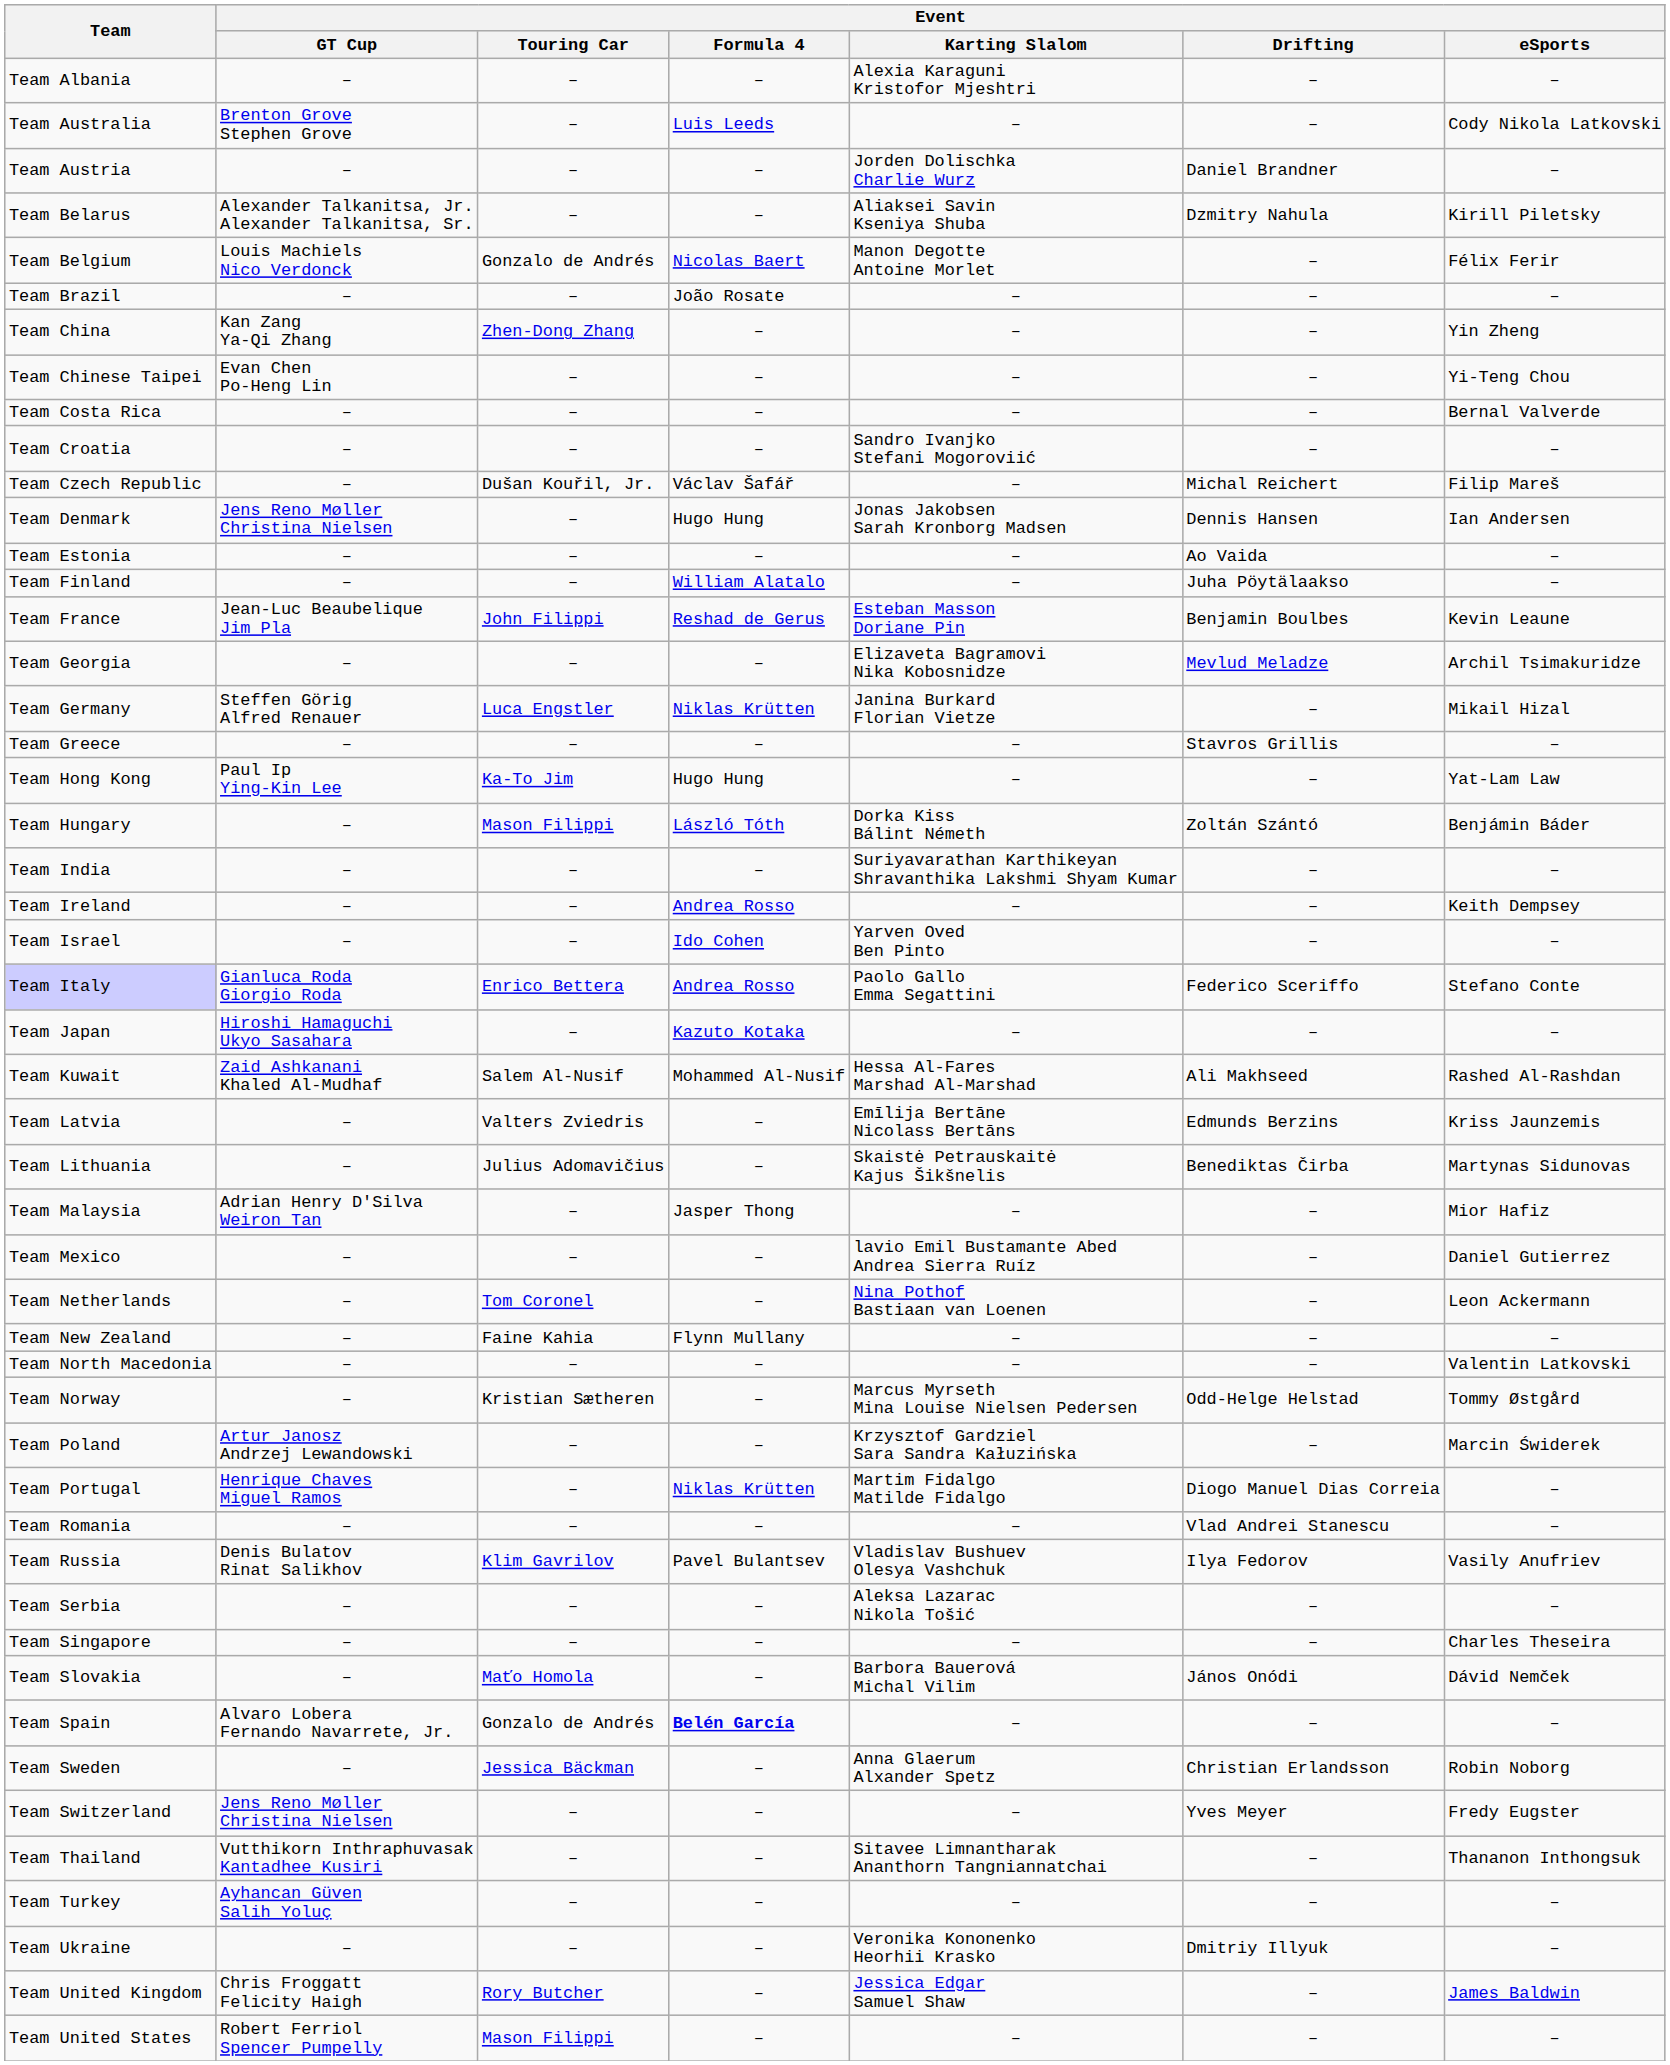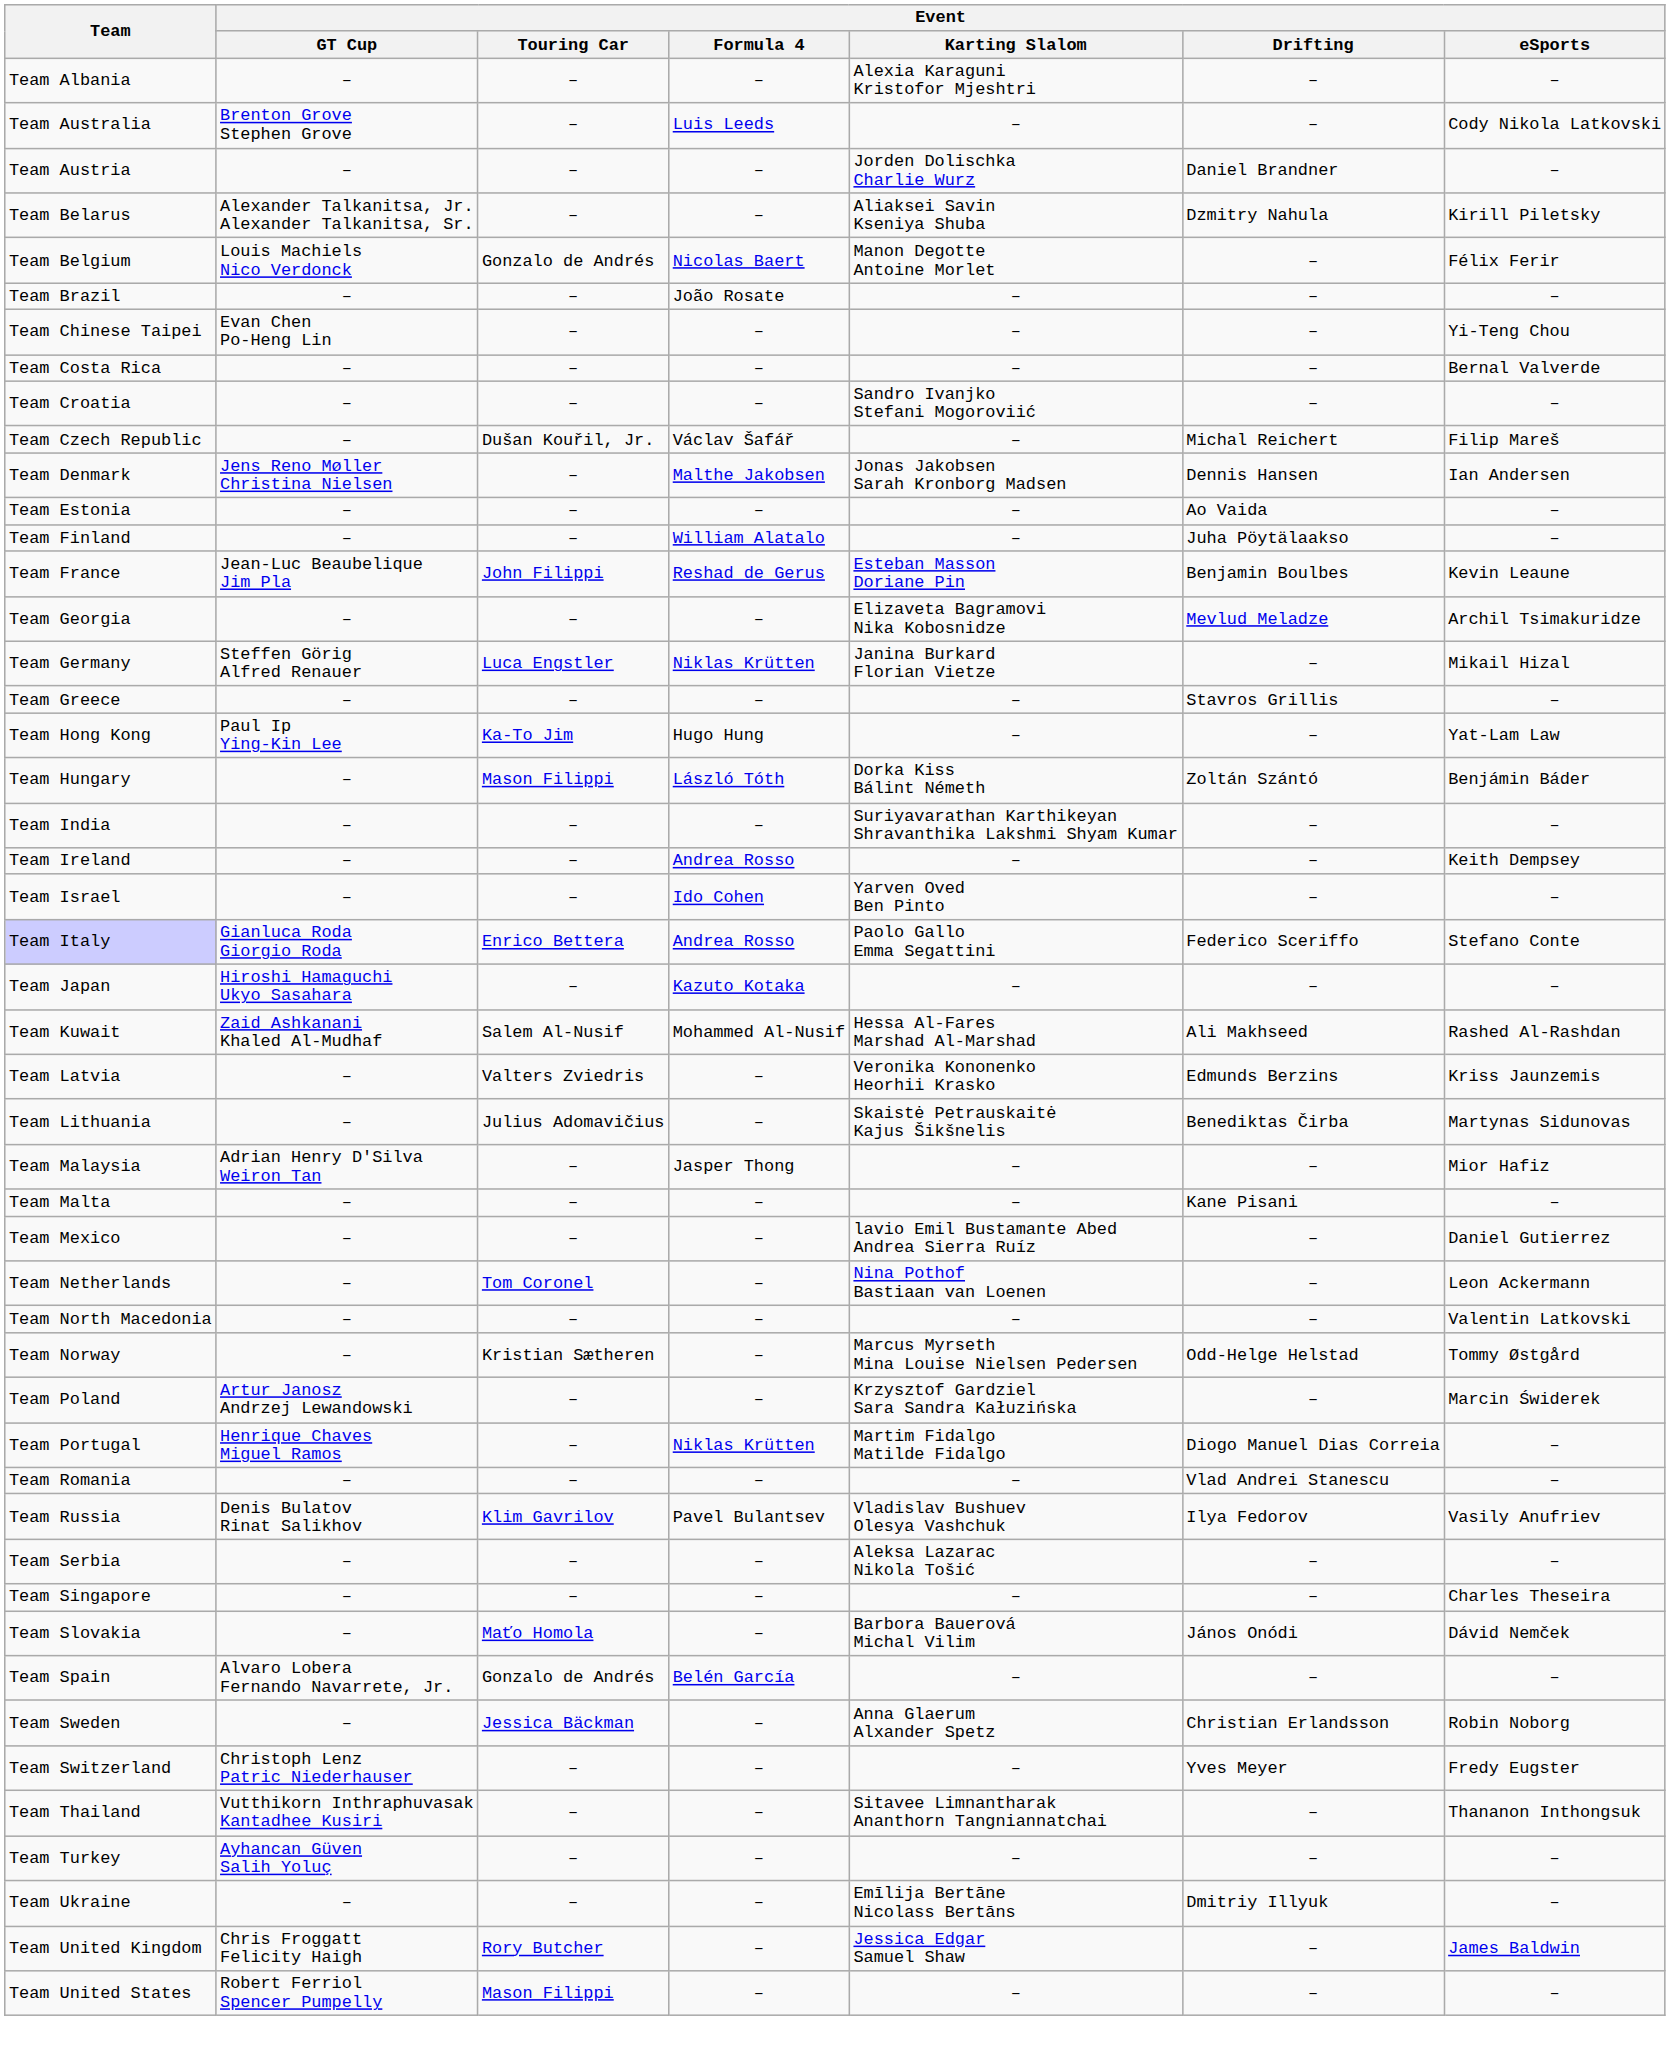- row: (60, 332)
(718, 520) Hugo Hung -> (749, 475) Malthe Jakobsen
(935, 1122) Emīlija Bertāne Nicolass Bertāns -> (945, 1077) Veronika Kononenko Heorhii Krasko
+ row: (60, 1203)
- row: (90, 1338)
(734, 1723) bold -> (734, 1678) normal
(306, 1813) Jens Reno Møller Christina Nielsen -> (316, 1768) Christoph Lenz Patric Niederhauser
(945, 1948) Veronika Kononenko Heorhii Krasko -> (935, 1903) Emīlija Bertāne Nicolass Bertāns
